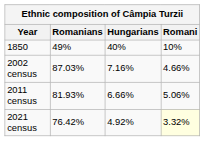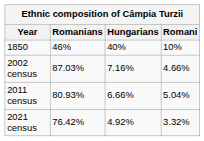(62, 47) 49% -> (62, 47) 46%
(68, 95) 81.93% -> (68, 95) 80.93%
(176, 95) 5.06% -> (176, 95) 5.04%
(176, 122) lightyellow background -> (176, 122) no background
